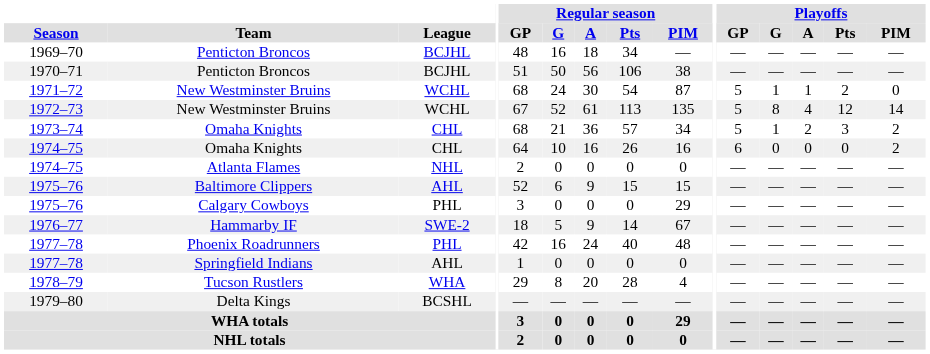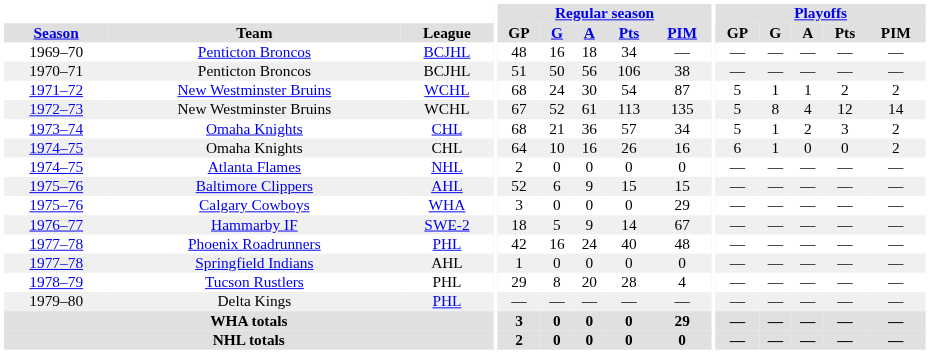(896, 90) 0 -> (896, 90) 2
(776, 148) 0 -> (775, 148) 1
(447, 205) PHL -> (447, 205) WHA
(447, 282) WHA -> (447, 282) PHL
(447, 301) BCSHL -> (447, 301) PHL
